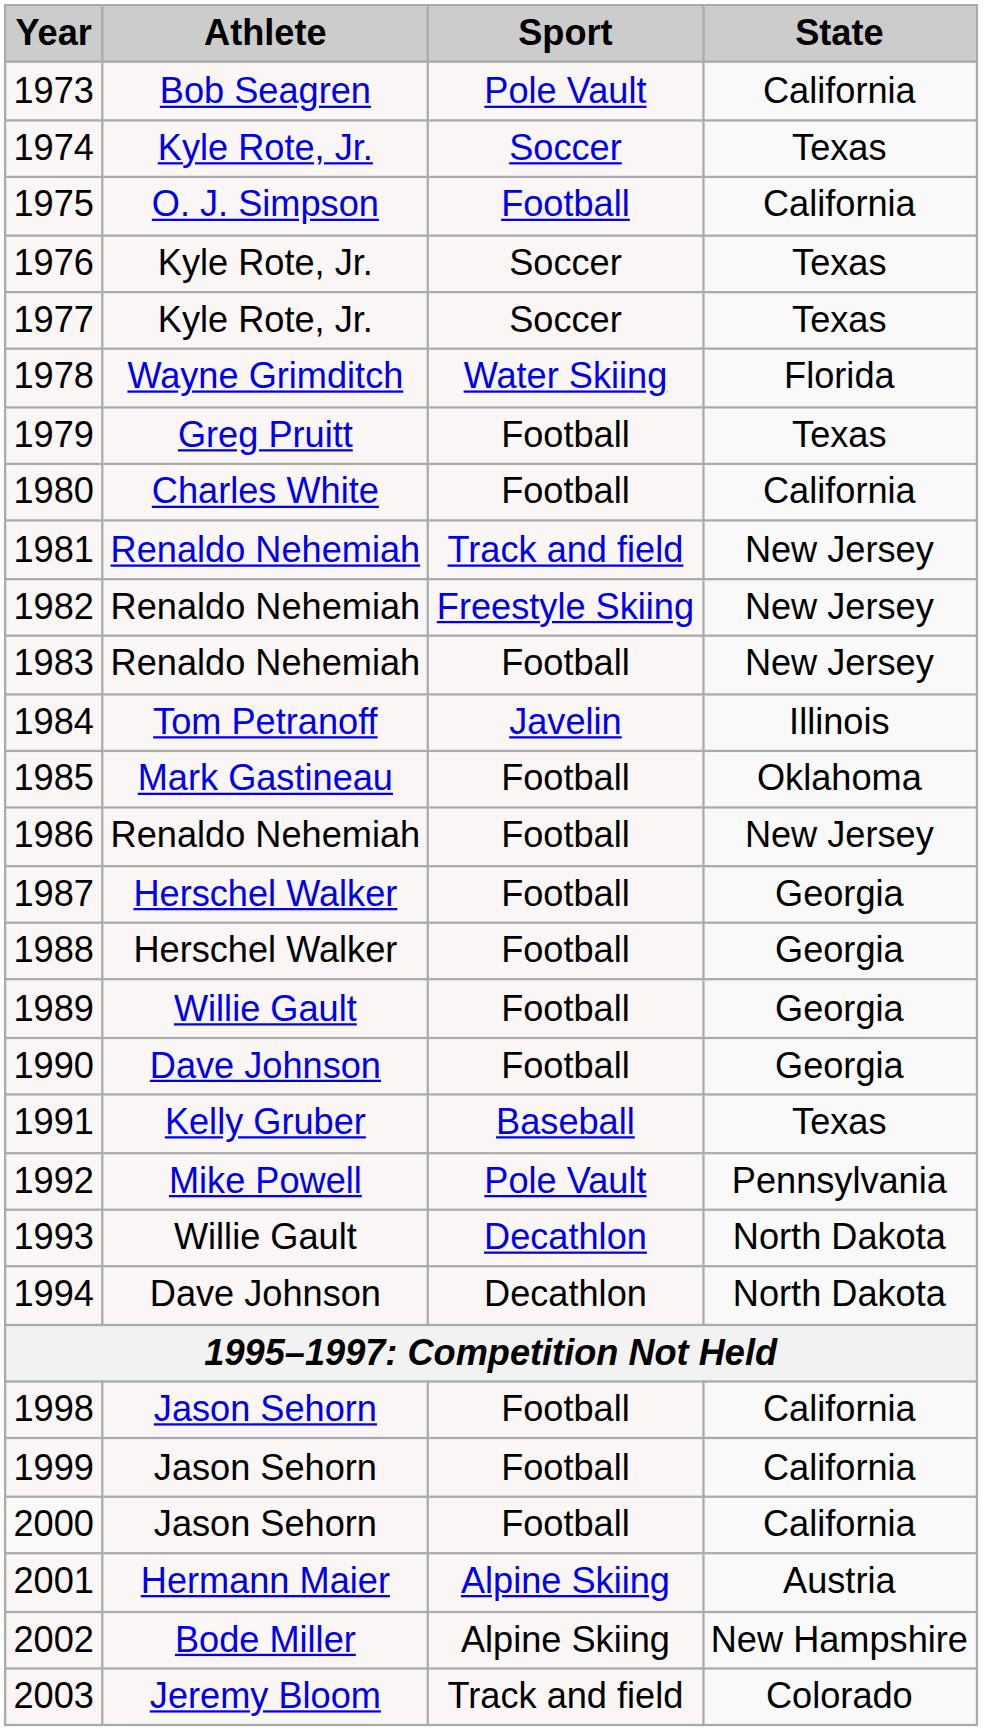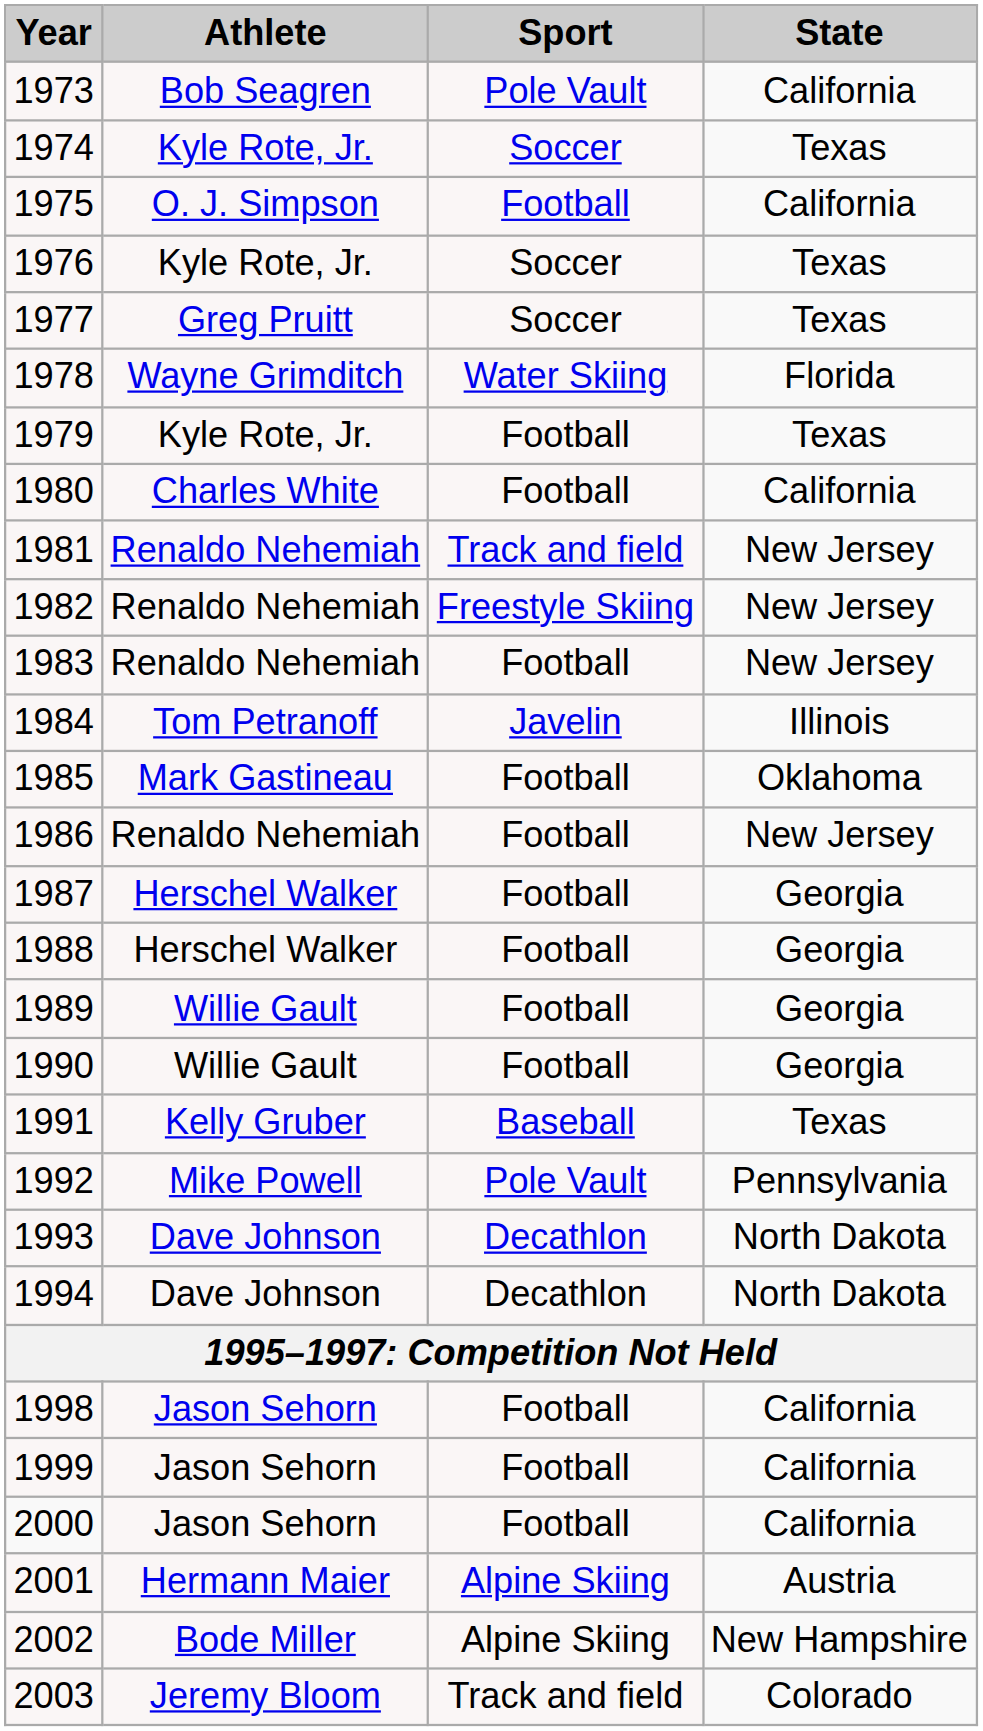(265, 319) Kyle Rote, Jr. -> (265, 319) Greg Pruitt
(265, 434) Greg Pruitt -> (265, 434) Kyle Rote, Jr.
(265, 1065) Dave Johnson -> (265, 1065) Willie Gault
(265, 1237) Willie Gault -> (265, 1237) Dave Johnson
